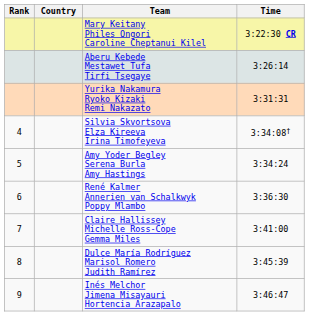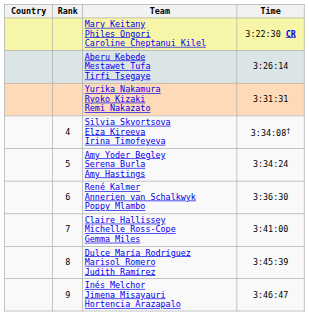columns swapped: (19, 11) <-> (58, 11)
